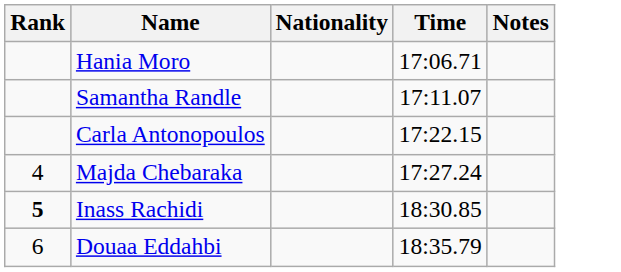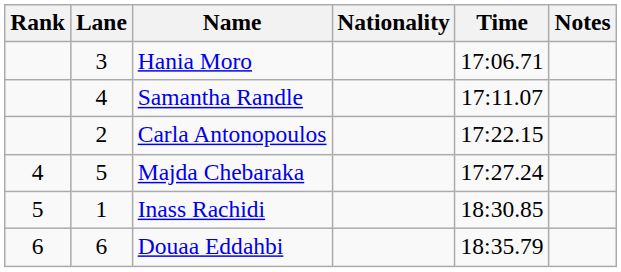+ column: (101, 23)
(38, 209) bold -> (38, 209) normal
